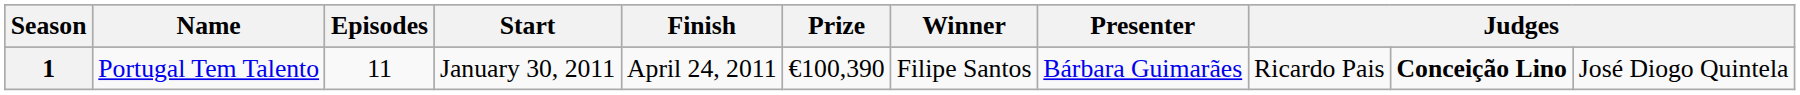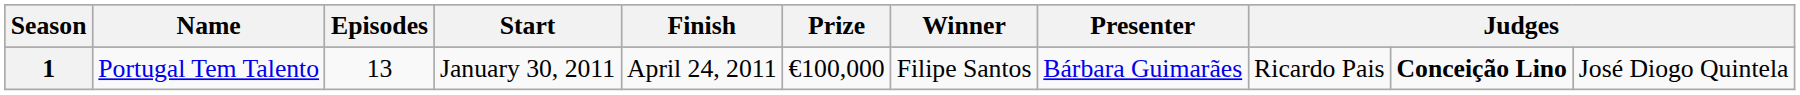(380, 68) 11 -> (380, 68) 13
(837, 68) €100,390 -> (837, 68) €100,000
